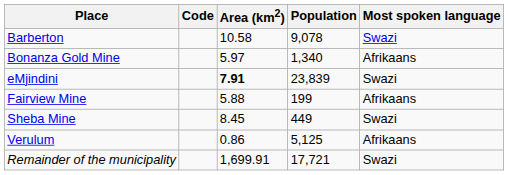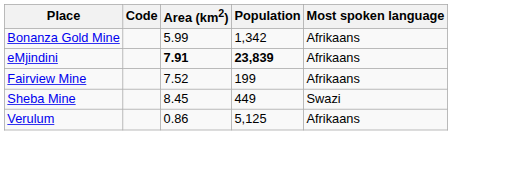- row: (35, 38)
(232, 58) 5.97 -> (176, 38) 5.99
(307, 58) 1,340 -> (250, 38) 1,342
(310, 79) normal -> (254, 58) bold
(380, 79) Swazi -> (333, 58) Afrikaans
(232, 99) 5.88 -> (176, 79) 7.52
- row: (92, 160)
